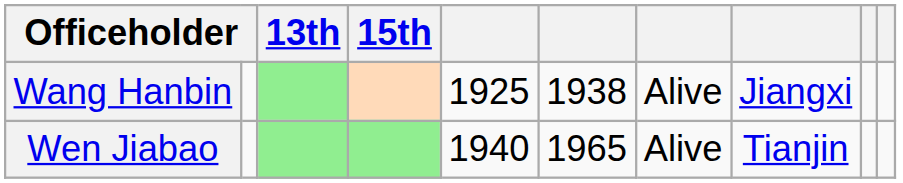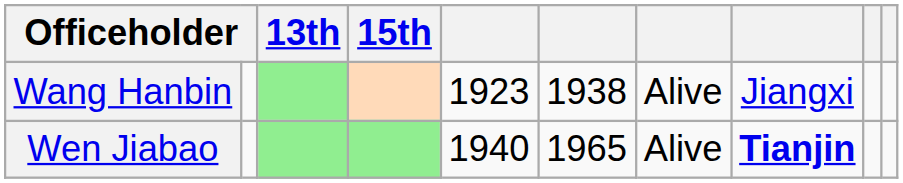(489, 90) 1925 -> (489, 90) 1923
(796, 148) normal -> (797, 148) bold
